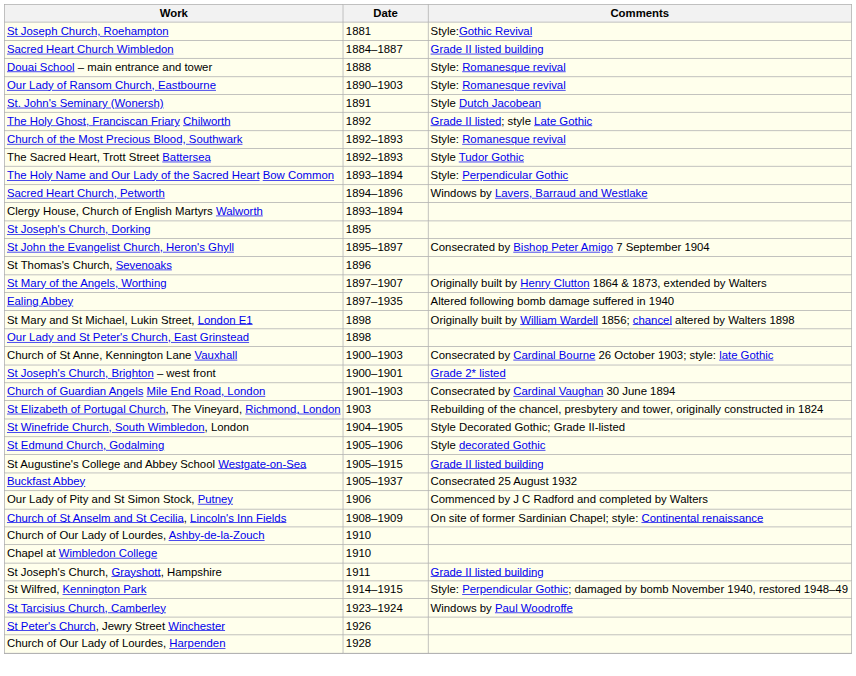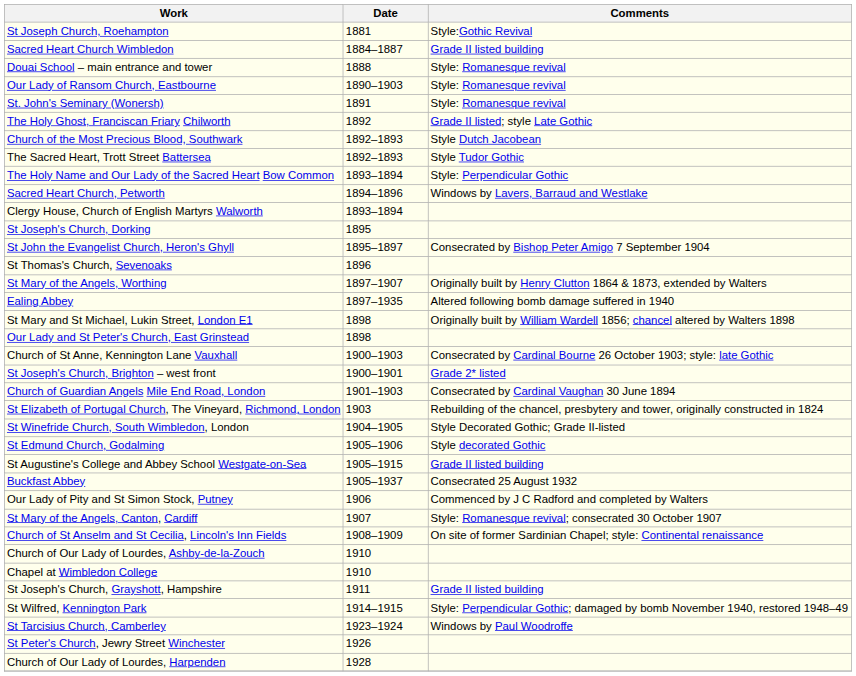(486, 103) Style Dutch Jacobean -> (498, 103) Style: Romanesque revival
(498, 139) Style: Romanesque revival -> (486, 139) Style Dutch Jacobean
+ row: (102, 517)
